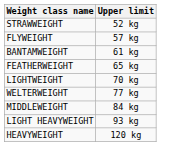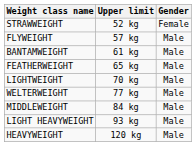+ column: (174, 12)
